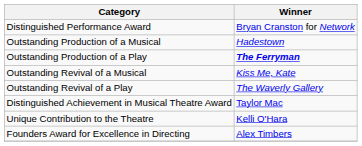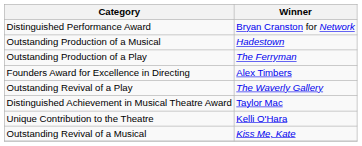(268, 57) bold -> (266, 57) normal
rows swapped: (76, 73) <-> (98, 133)
